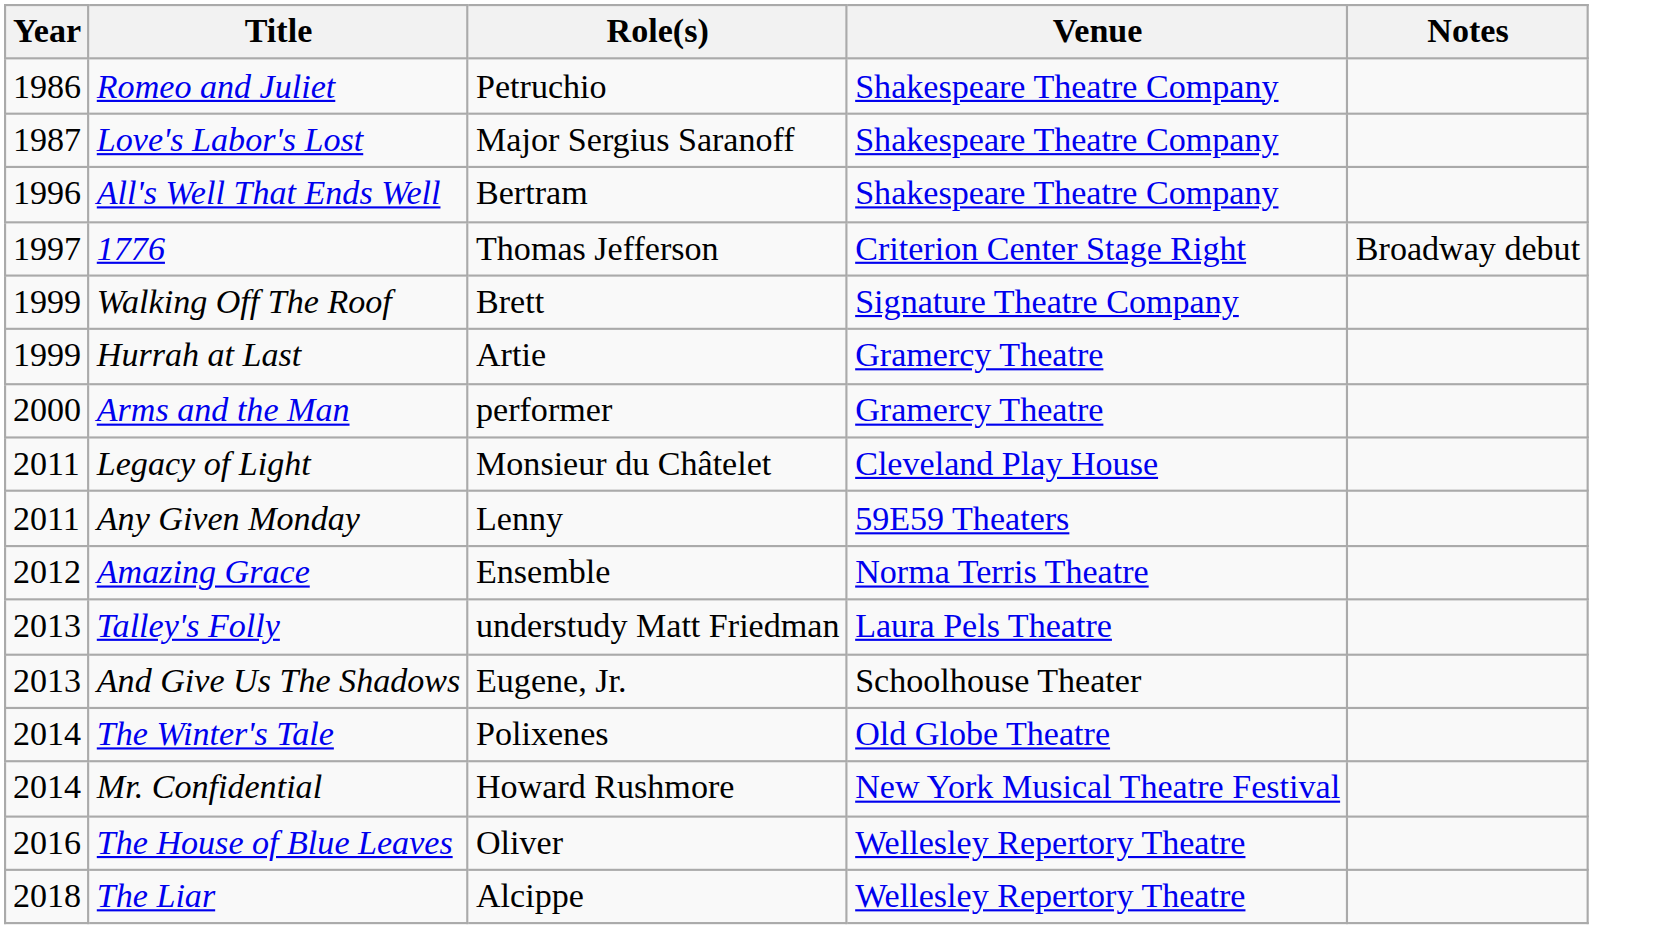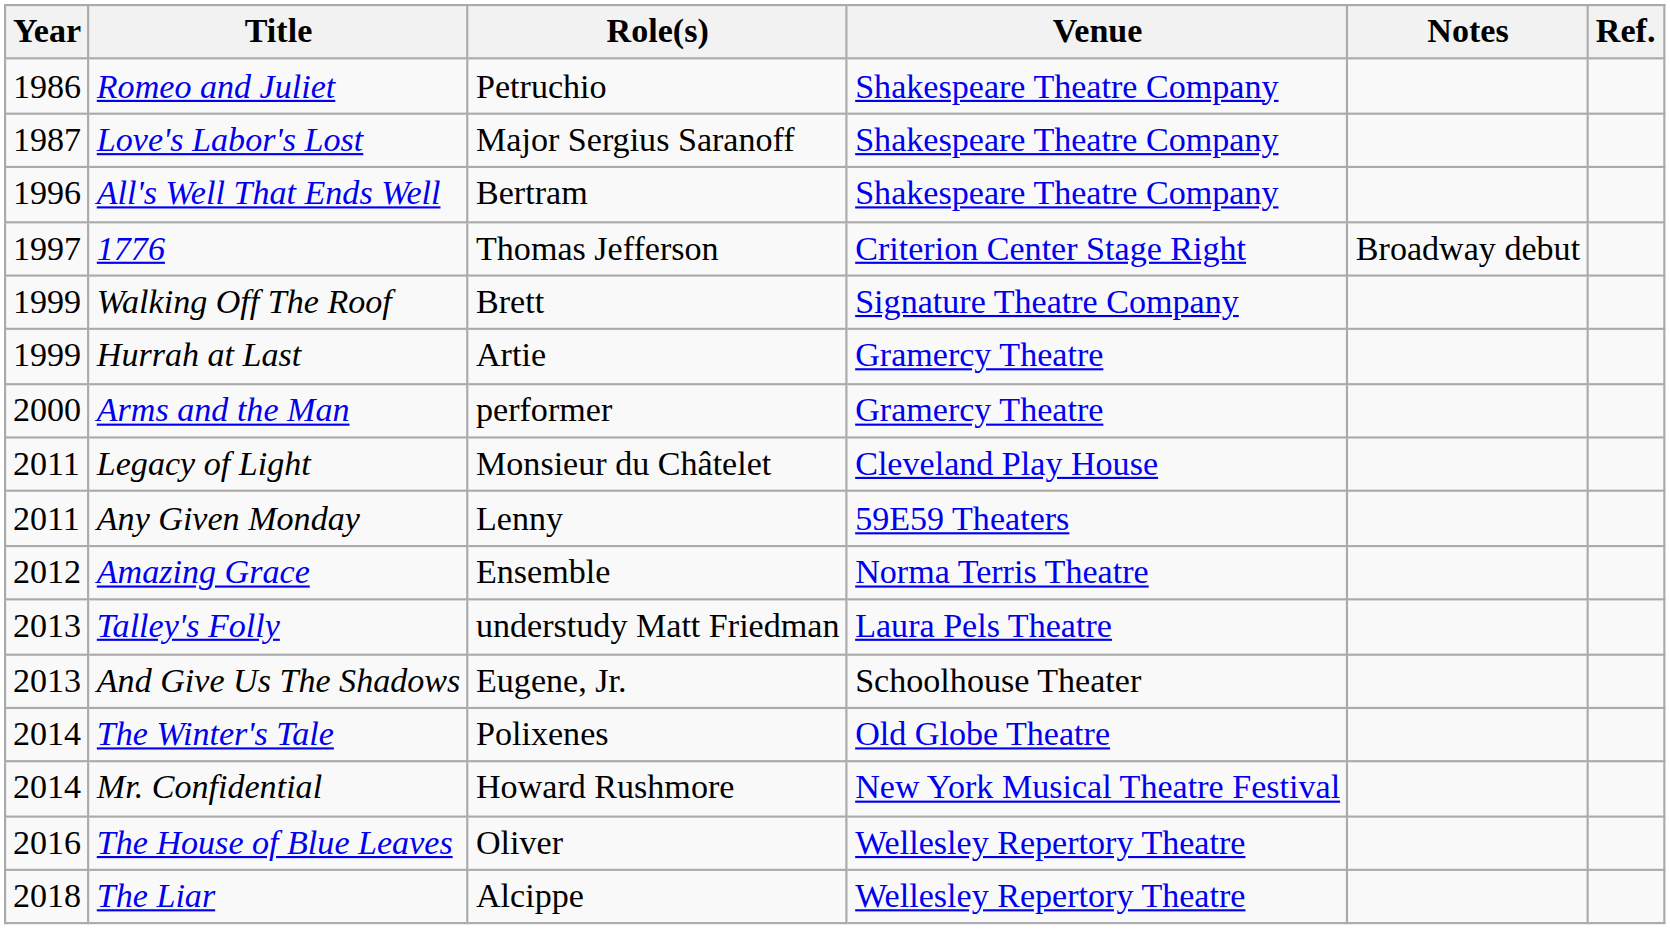+ column: (1626, 31)
